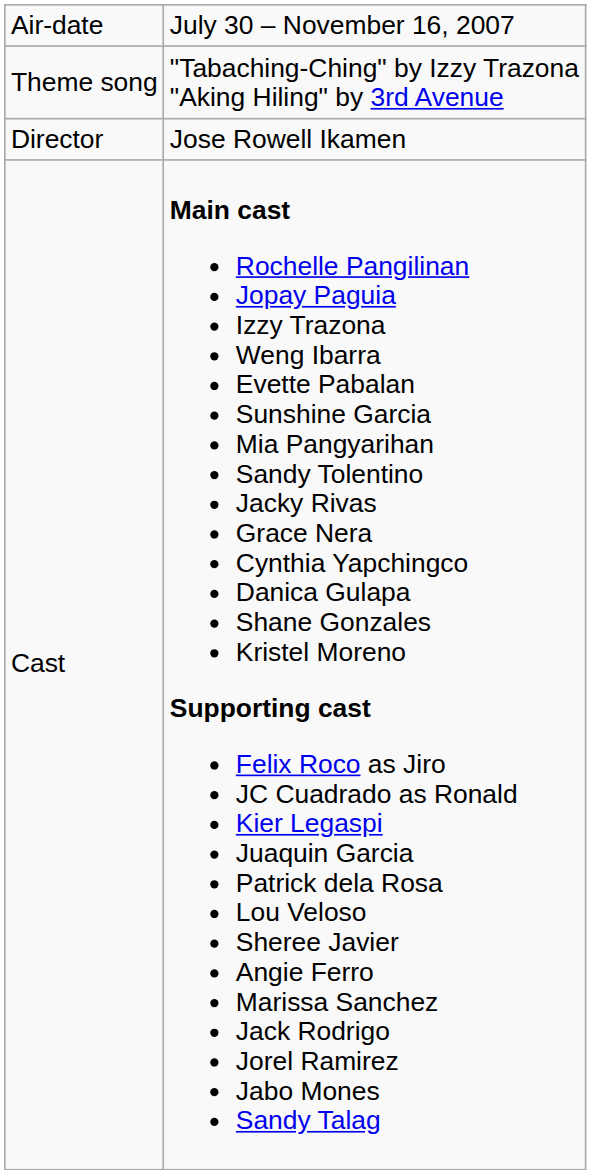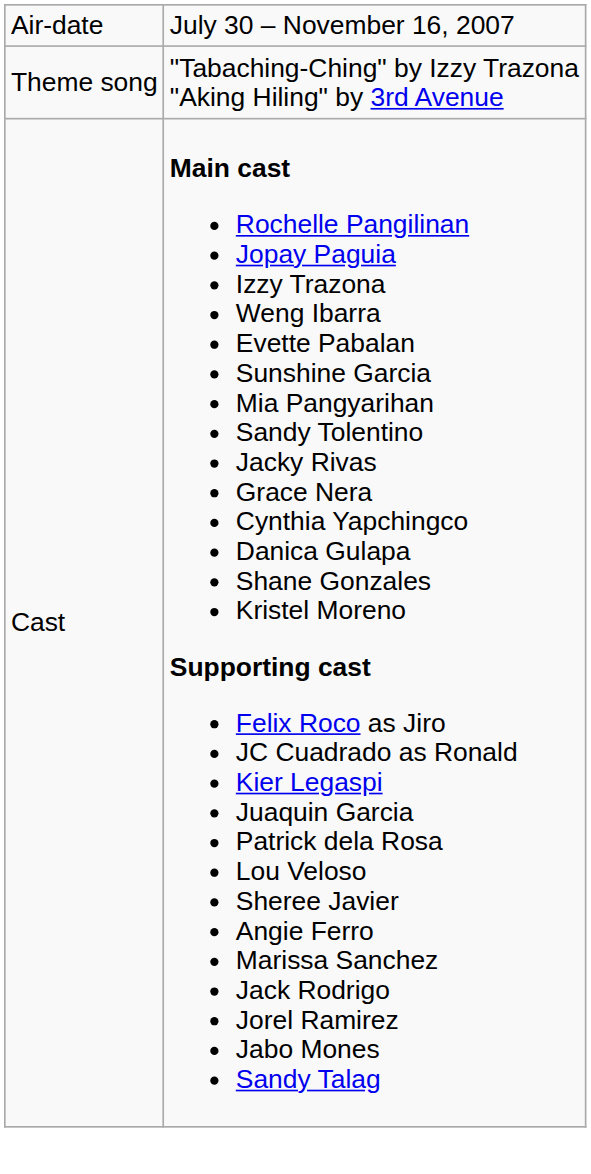- row: (57, 138)
